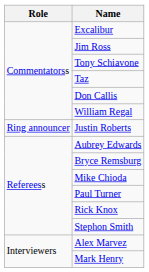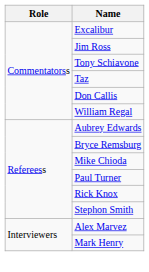- row: (103, 128)
